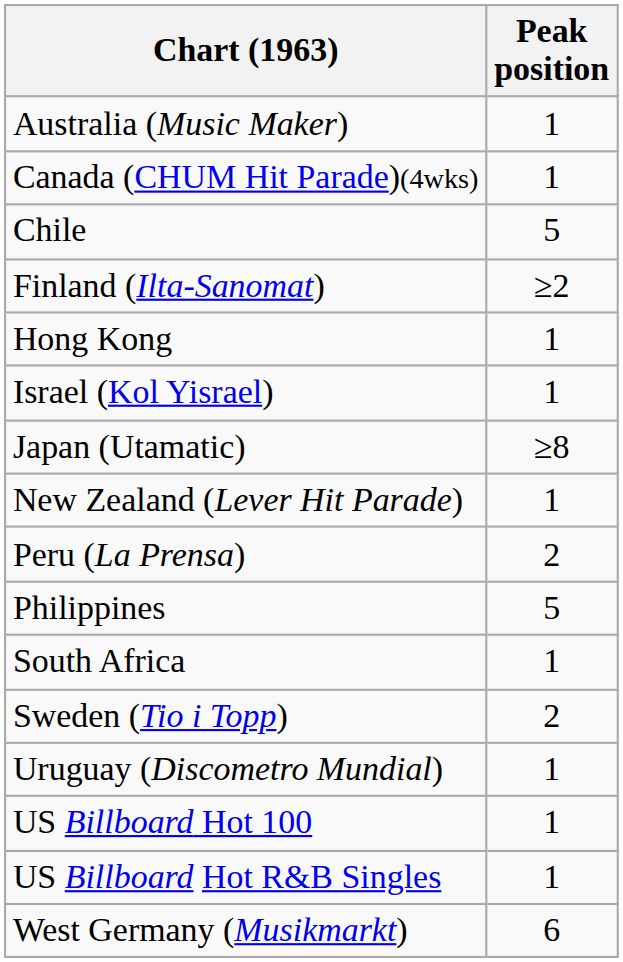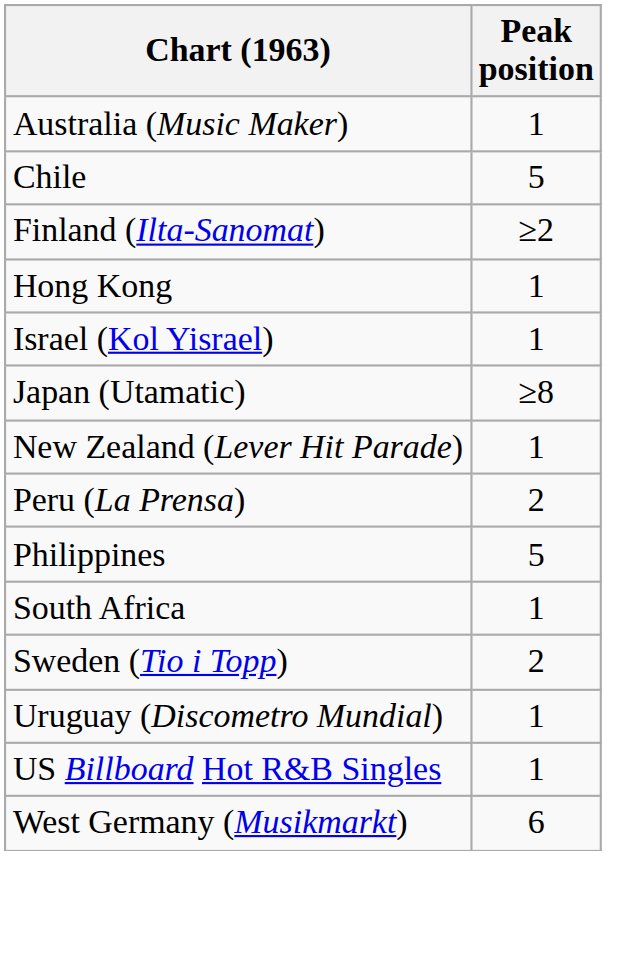- row: (246, 177)
- row: (163, 822)
